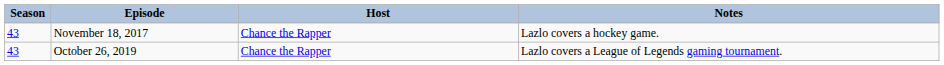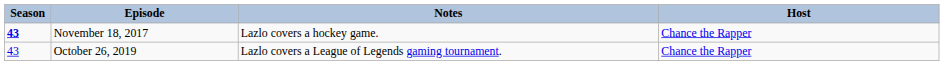columns swapped: (378, 13) <-> (729, 13)
(13, 32) normal -> (13, 32) bold
